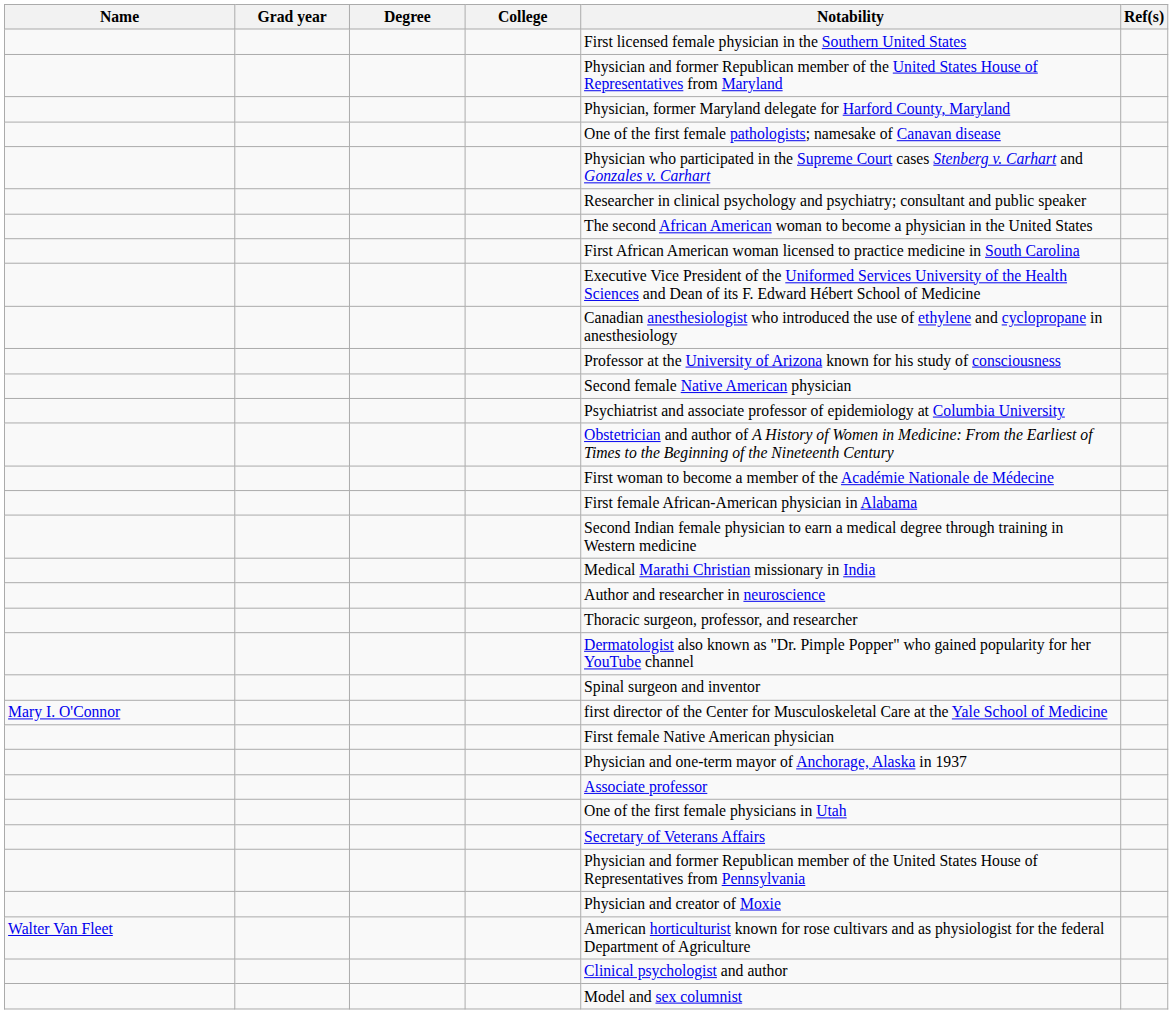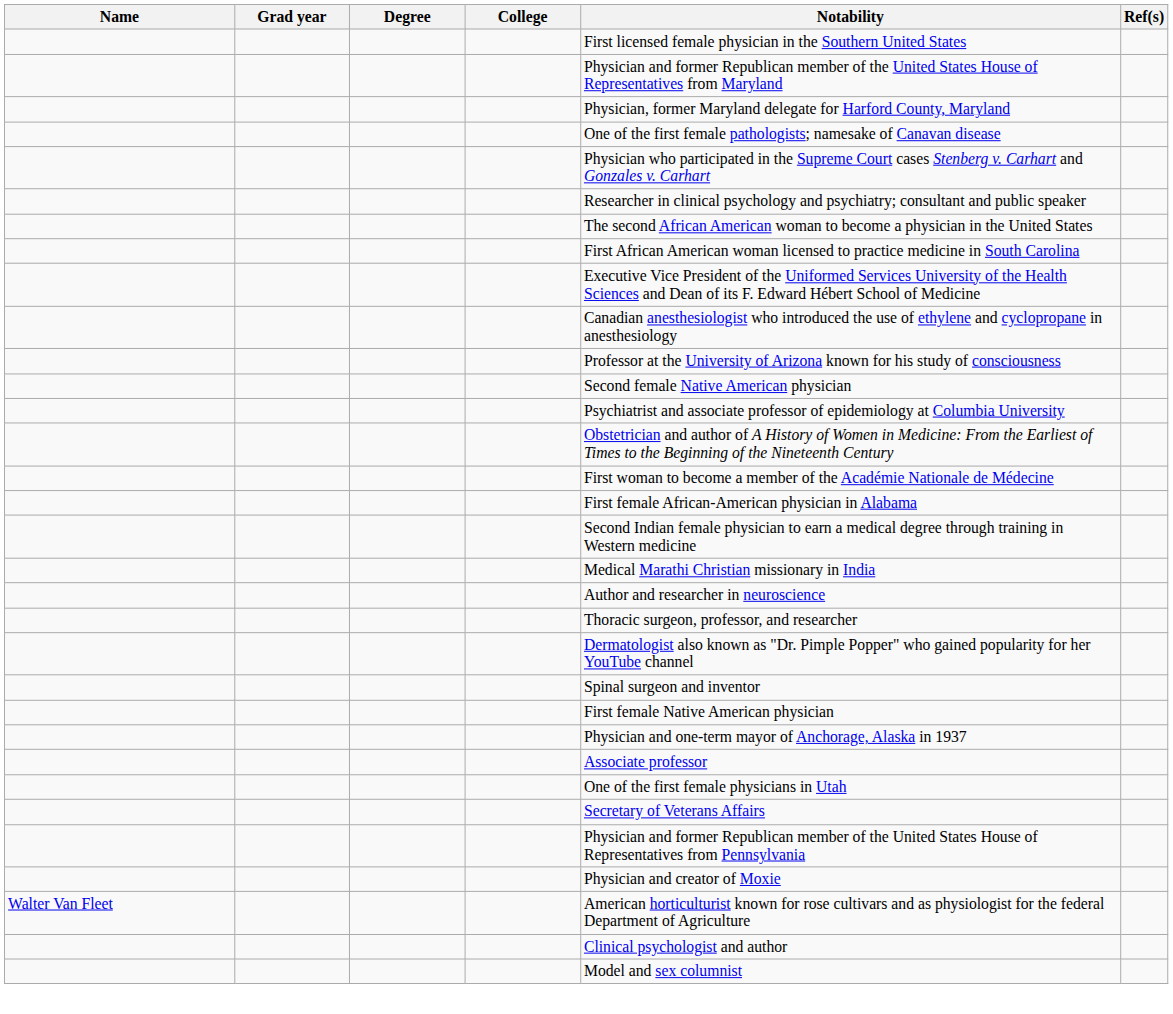- row: (64, 712)
